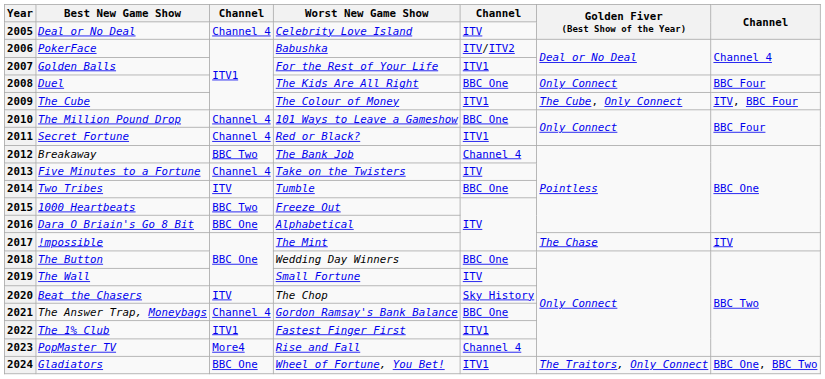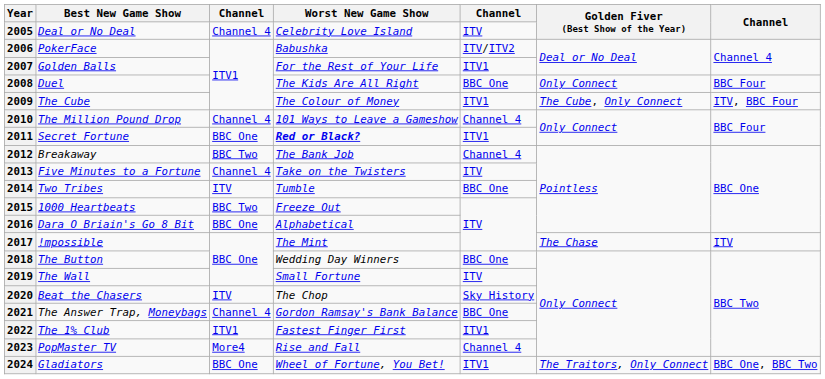(486, 119) BBC One -> (492, 119) Channel 4
(241, 136) Channel 4 -> (235, 136) BBC One
(318, 136) normal -> (318, 136) bold
